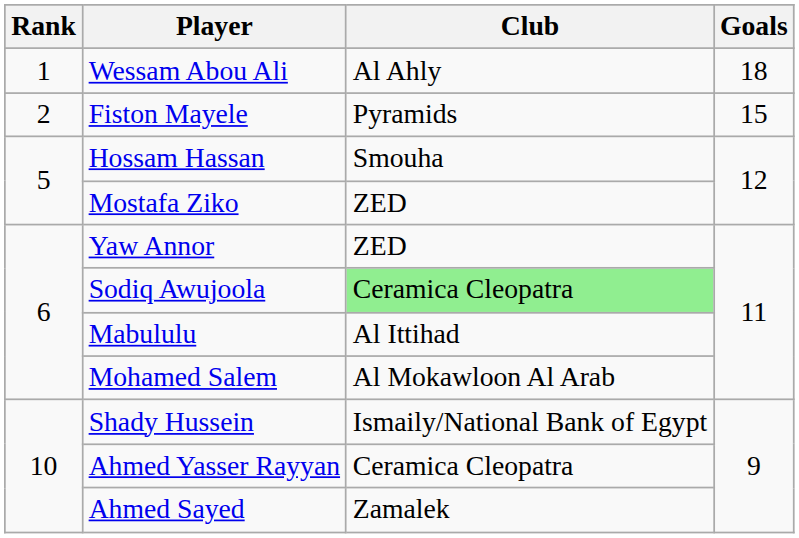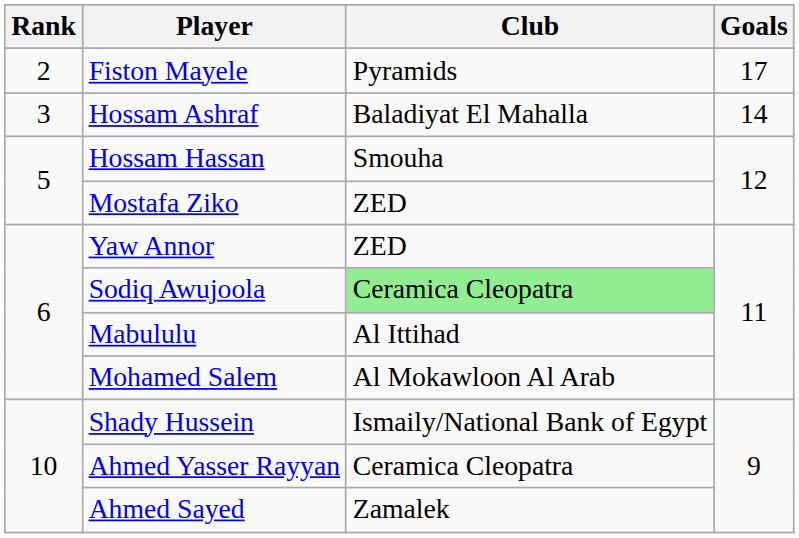- row: (188, 70)
(754, 114) 15 -> (754, 70) 17
+ row: (174, 114)
